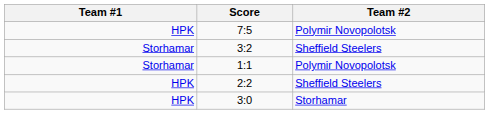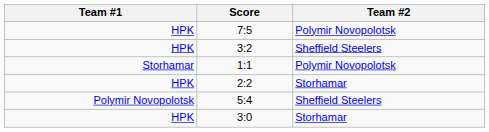(168, 48) Storhamar -> (183, 48) HPK
(338, 83) Sheffield Steelers -> (321, 83) Storhamar
+ row: (245, 100)
